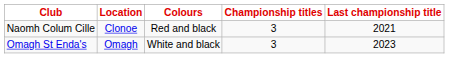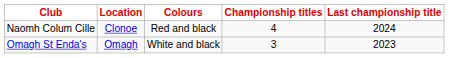(274, 28) 3 -> (274, 28) 4
(384, 28) 2021 -> (384, 28) 2024
